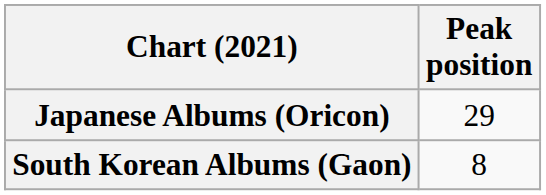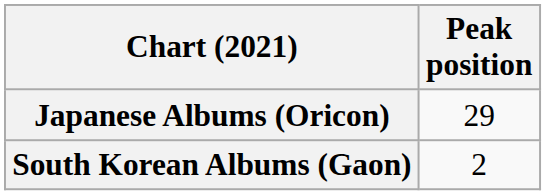(479, 164) 8 -> (479, 164) 2
